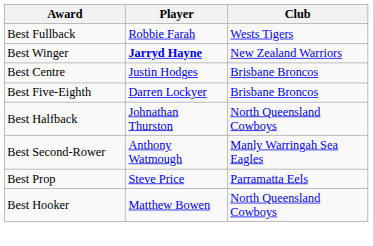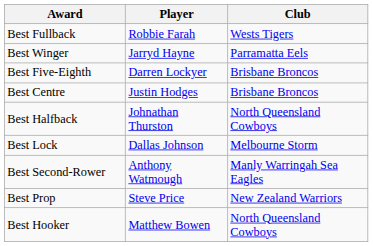(165, 53) bold -> (161, 53) normal
(286, 53) New Zealand Warriors -> (269, 53) Parramatta Eels
rows swapped: (36, 72) <-> (49, 92)
+ row: (32, 145)
(269, 178) Parramatta Eels -> (286, 198) New Zealand Warriors
